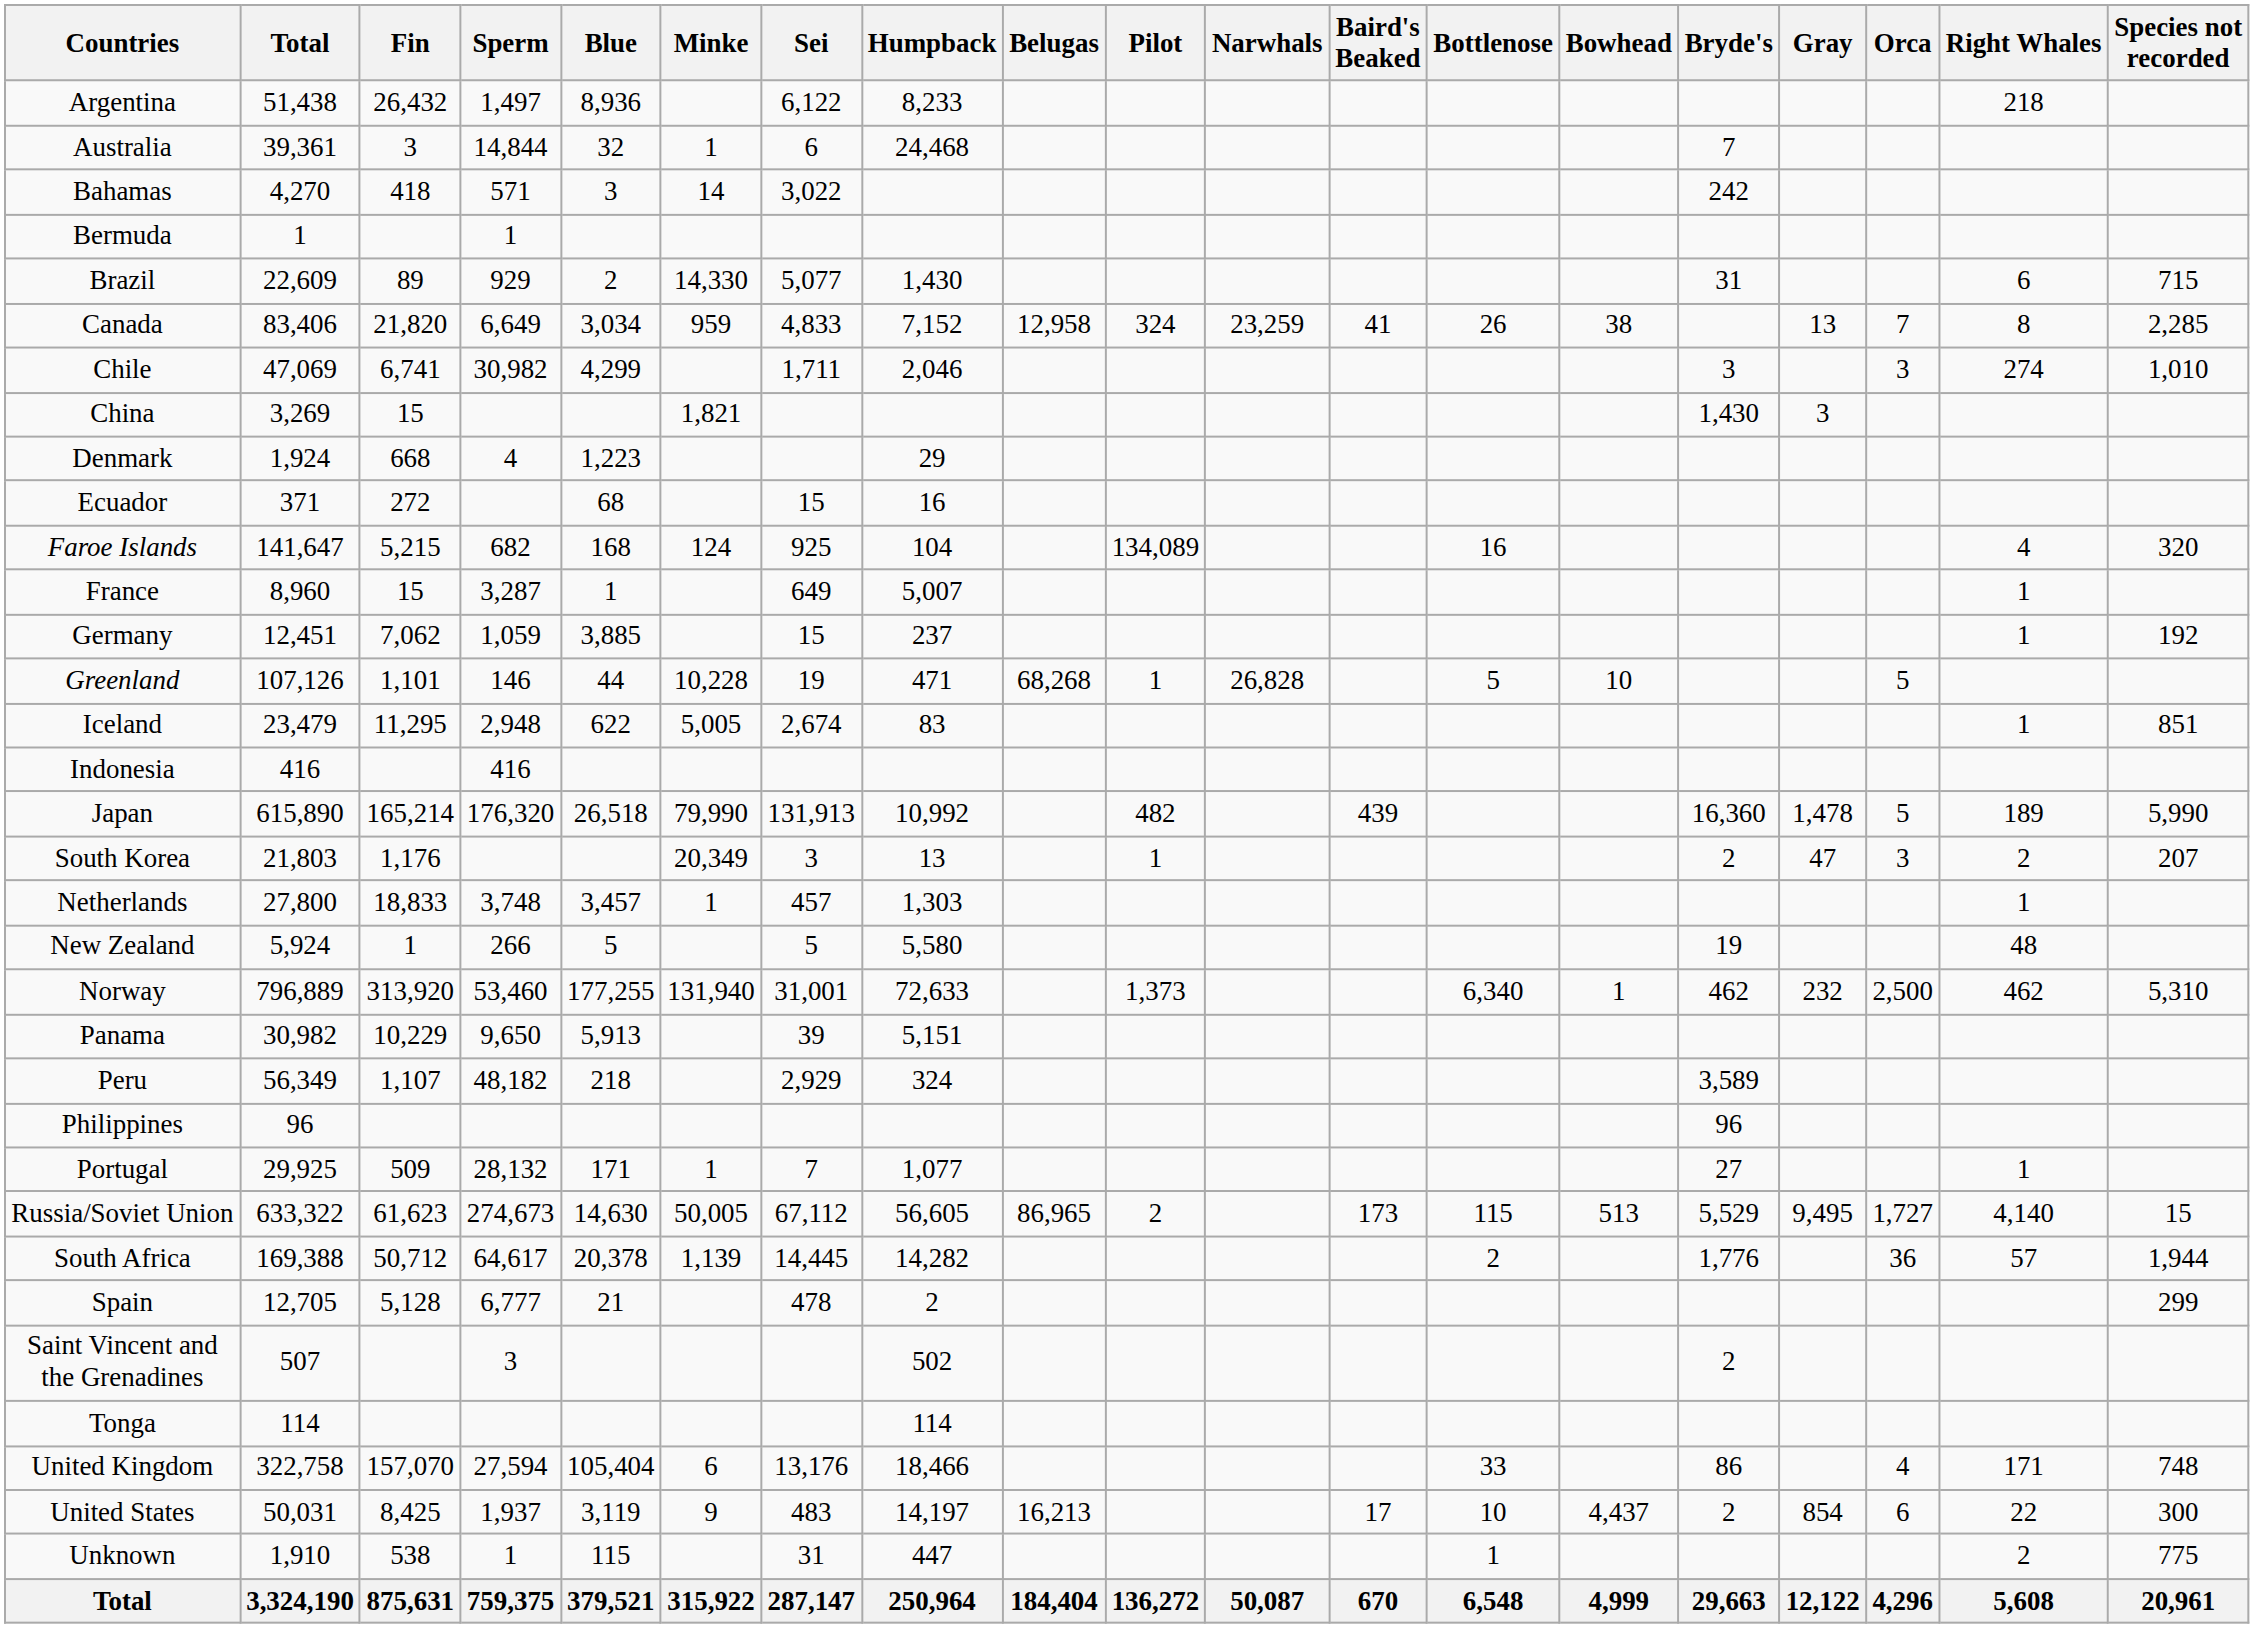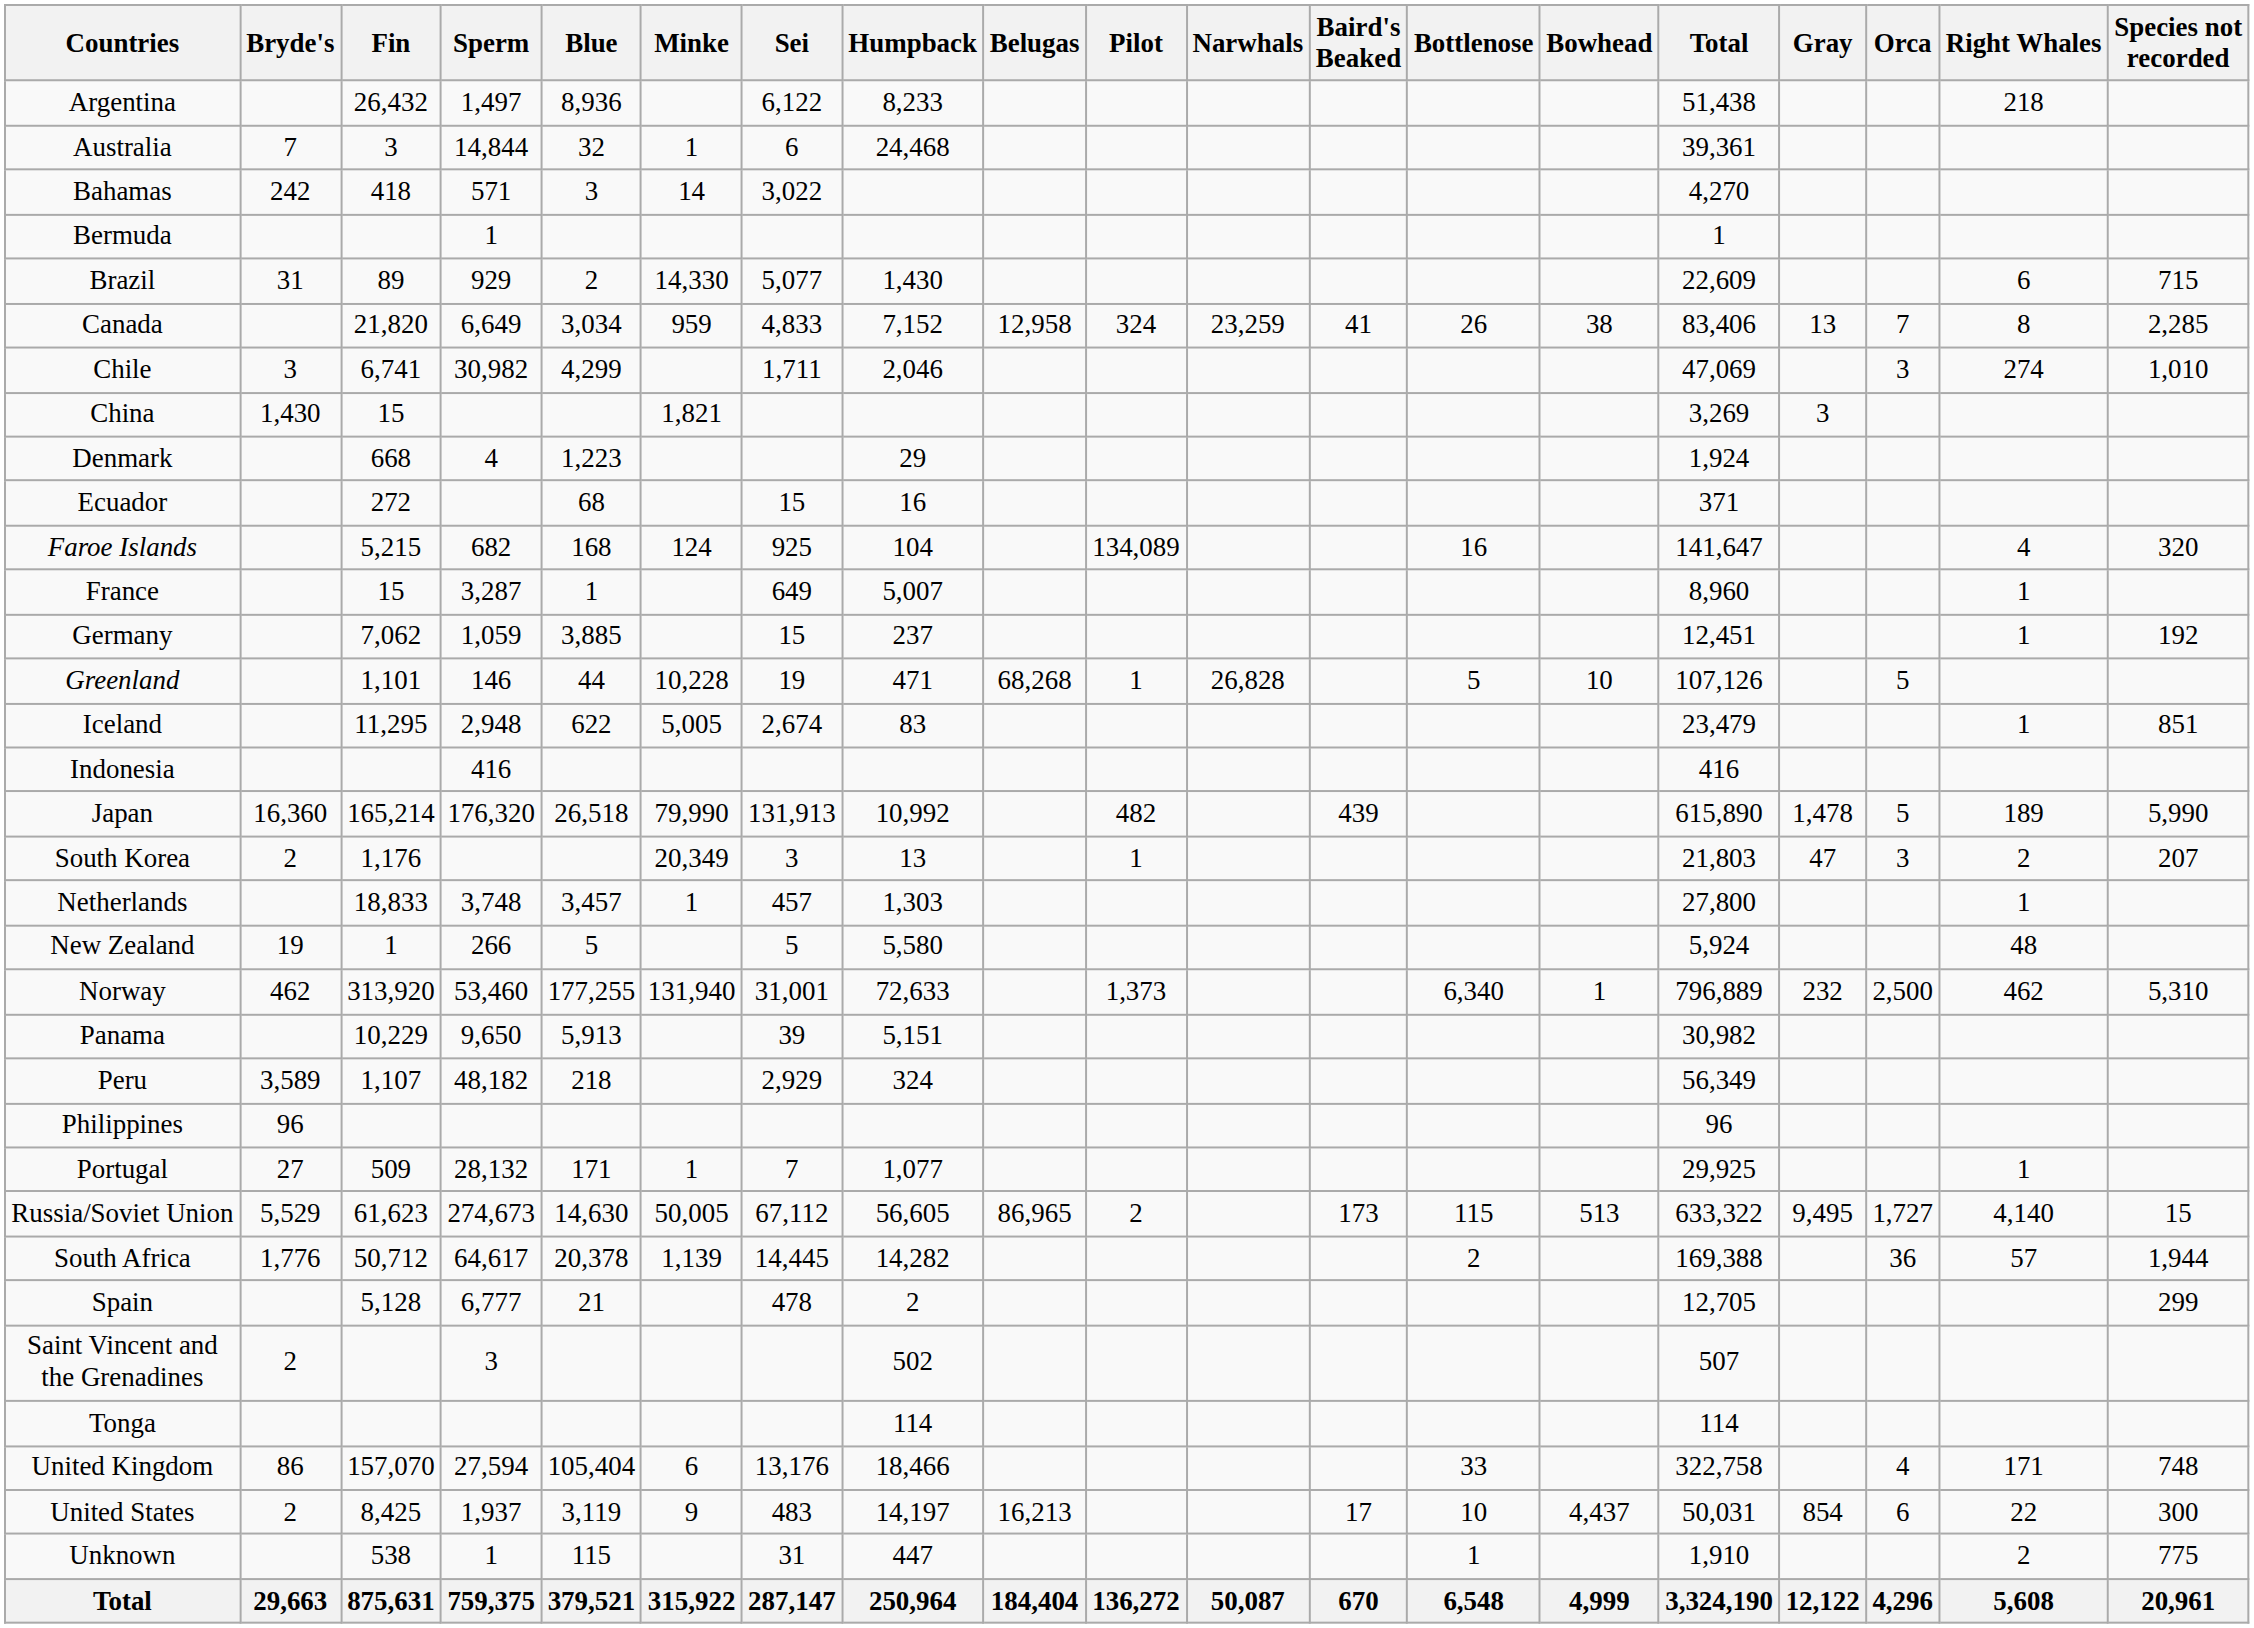columns swapped: (300, 42) <-> (1729, 42)
